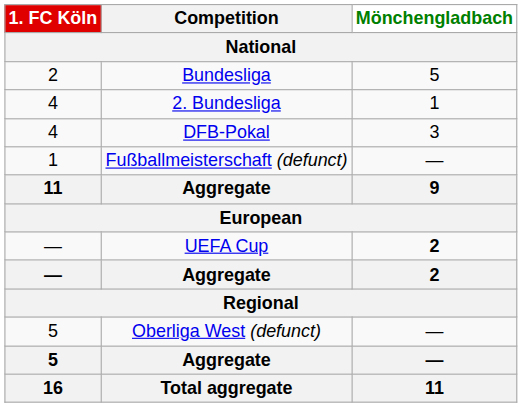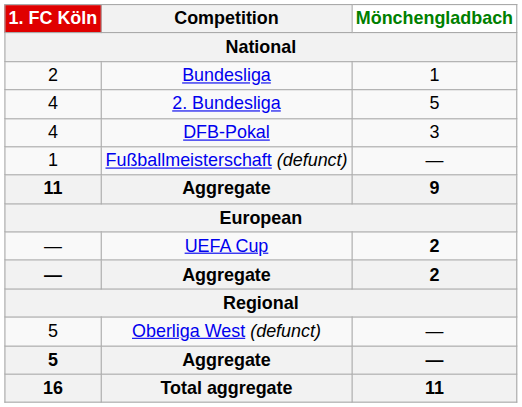(434, 75) 5 -> (434, 75) 1
(434, 103) 1 -> (434, 103) 5
